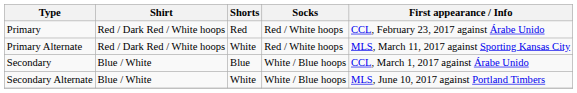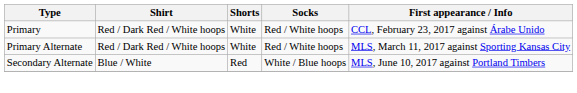(239, 29) Red -> (243, 29) White
- row: (29, 63)
(243, 79) White -> (239, 63) Red
